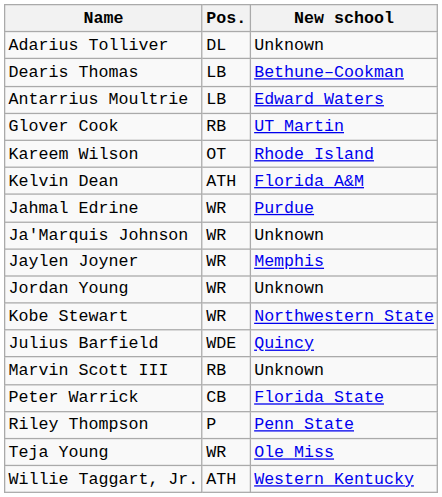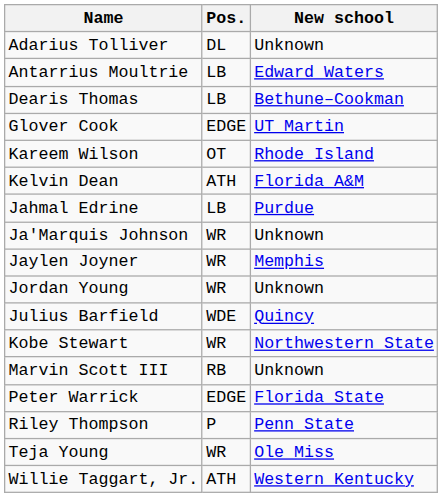rows swapped: (98, 100) <-> (74, 72)
(216, 127) RB -> (226, 127) EDGE
(216, 208) WR -> (216, 208) LB
rows swapped: (83, 344) <-> (69, 317)
(216, 398) CB -> (226, 398) EDGE
